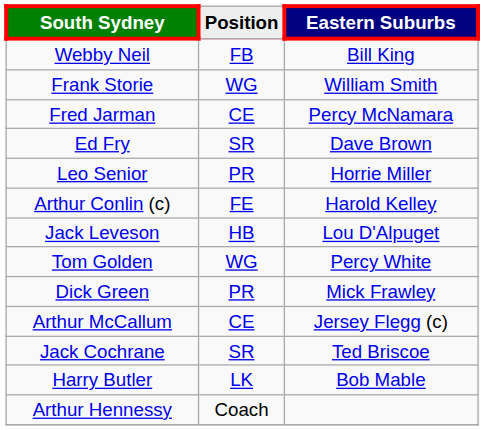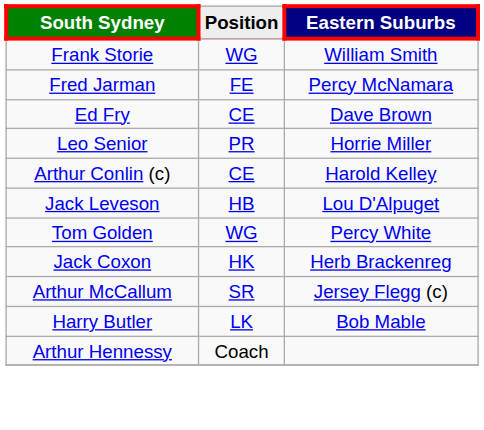- row: (102, 55)
(242, 114) CE -> (242, 84) FE
(242, 144) SR -> (242, 114) CE
(242, 203) FE -> (242, 173) CE
+ row: (102, 262)
- row: (102, 292)
(242, 321) CE -> (242, 292) SR
- row: (102, 351)
